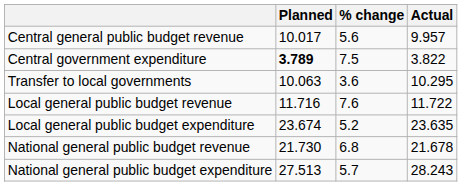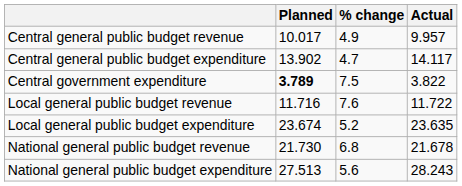(349, 37) 5.6 -> (349, 37) 4.9
+ row: (137, 59)
- row: (99, 81)
(349, 170) 5.7 -> (349, 170) 5.6
